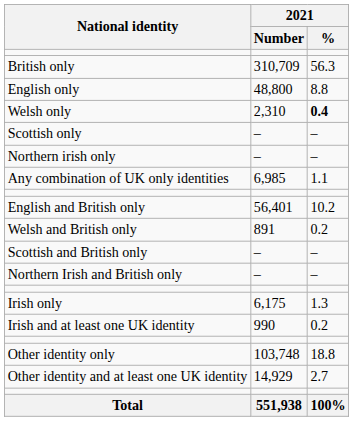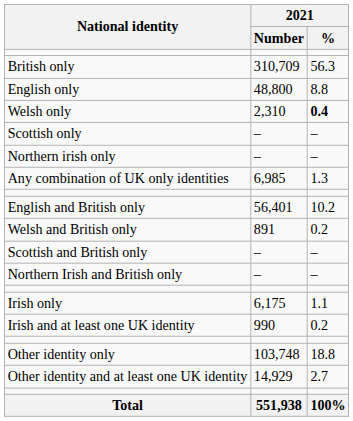(319, 178) 1.1 -> (319, 178) 1.3
(319, 303) 1.3 -> (319, 303) 1.1
